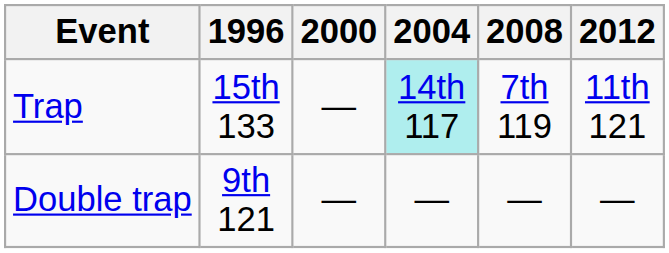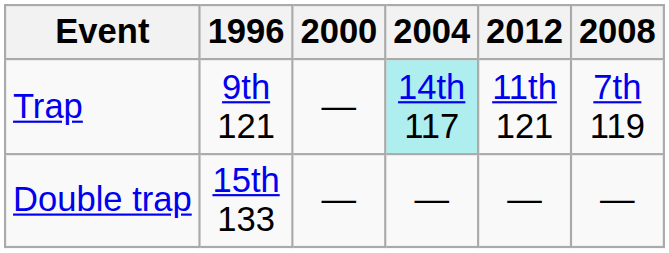columns swapped: (525, 31) <-> (617, 31)
(246, 106) 15th 133 -> (246, 106) 9th 121
(246, 199) 9th 121 -> (246, 199) 15th 133
